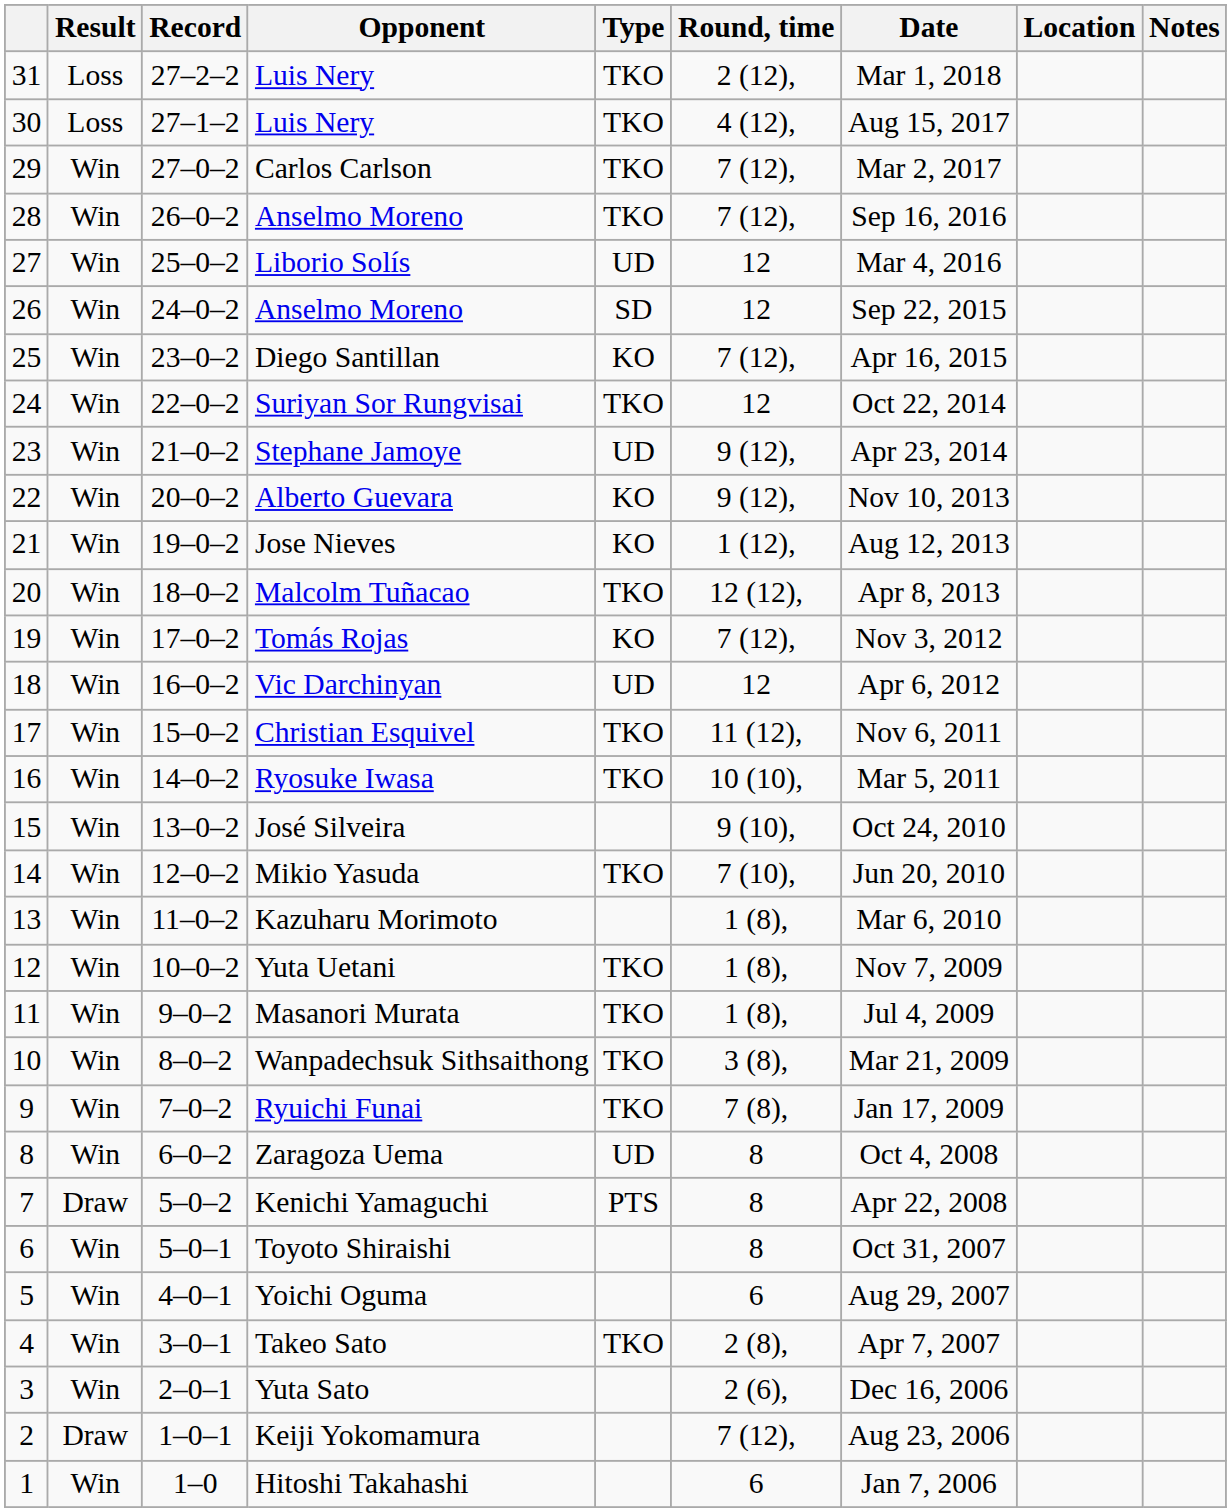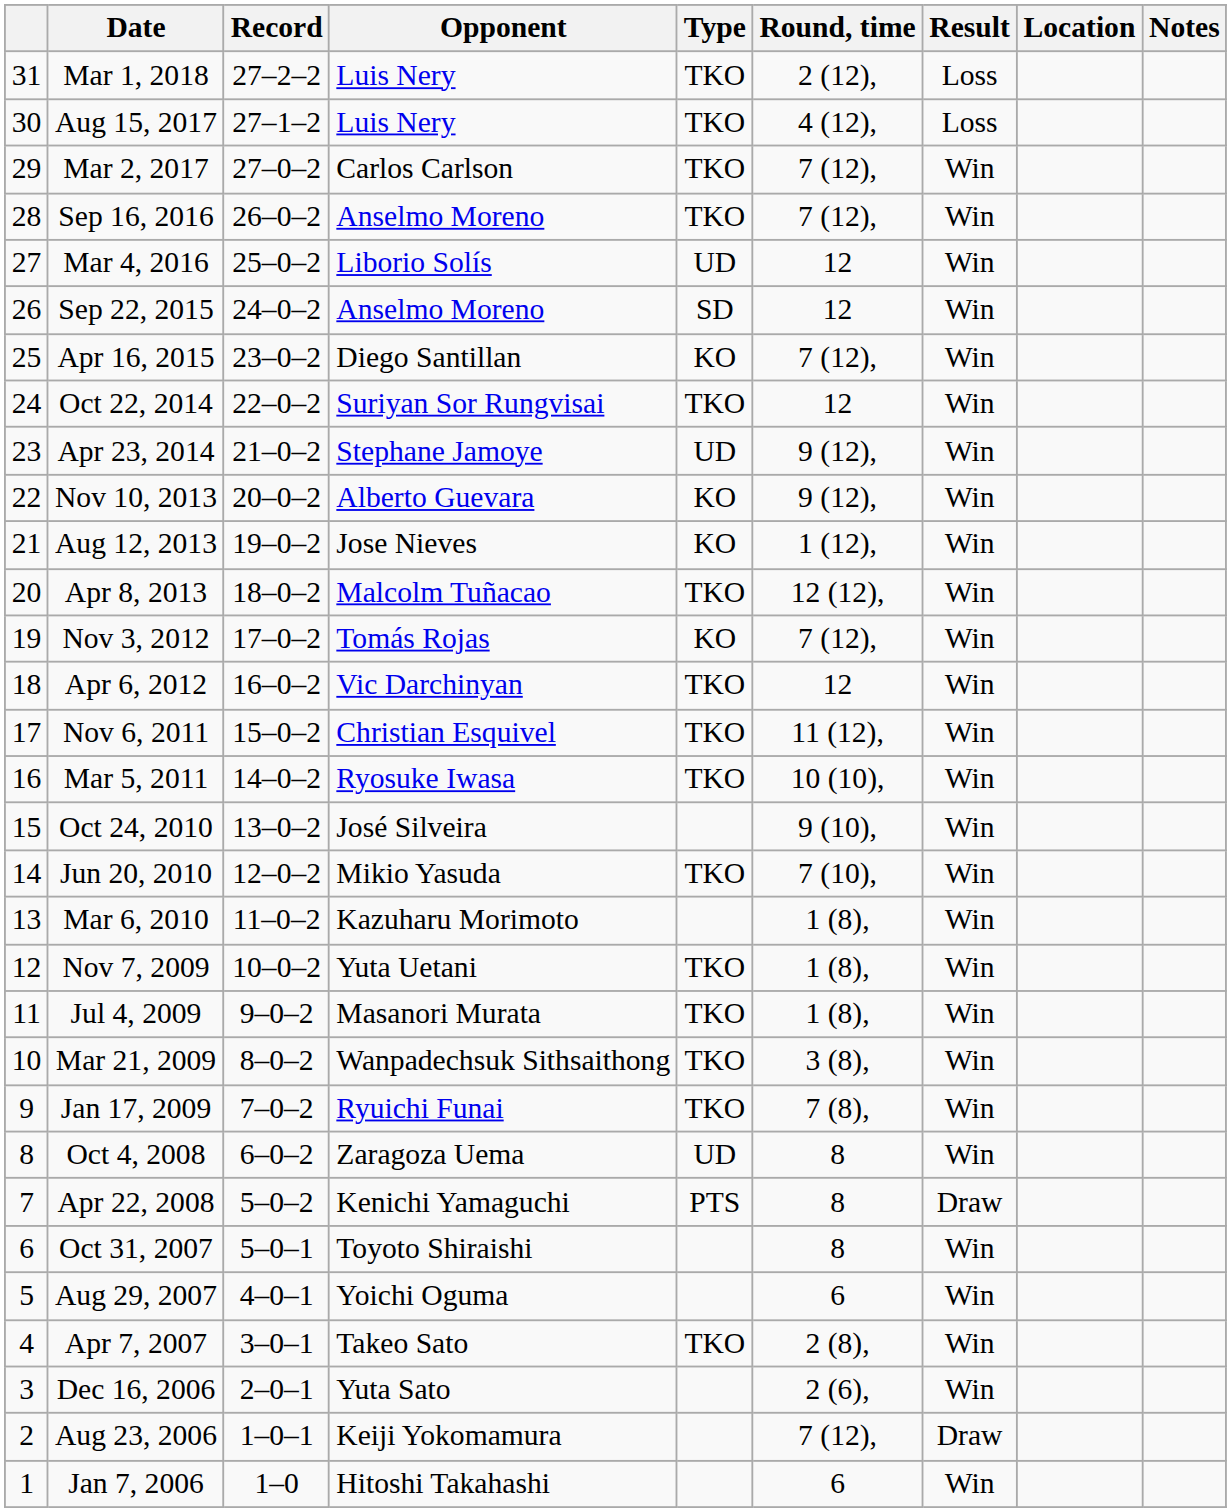columns swapped: (95, 27) <-> (929, 27)
(633, 685) UD -> (715, 685) TKO
